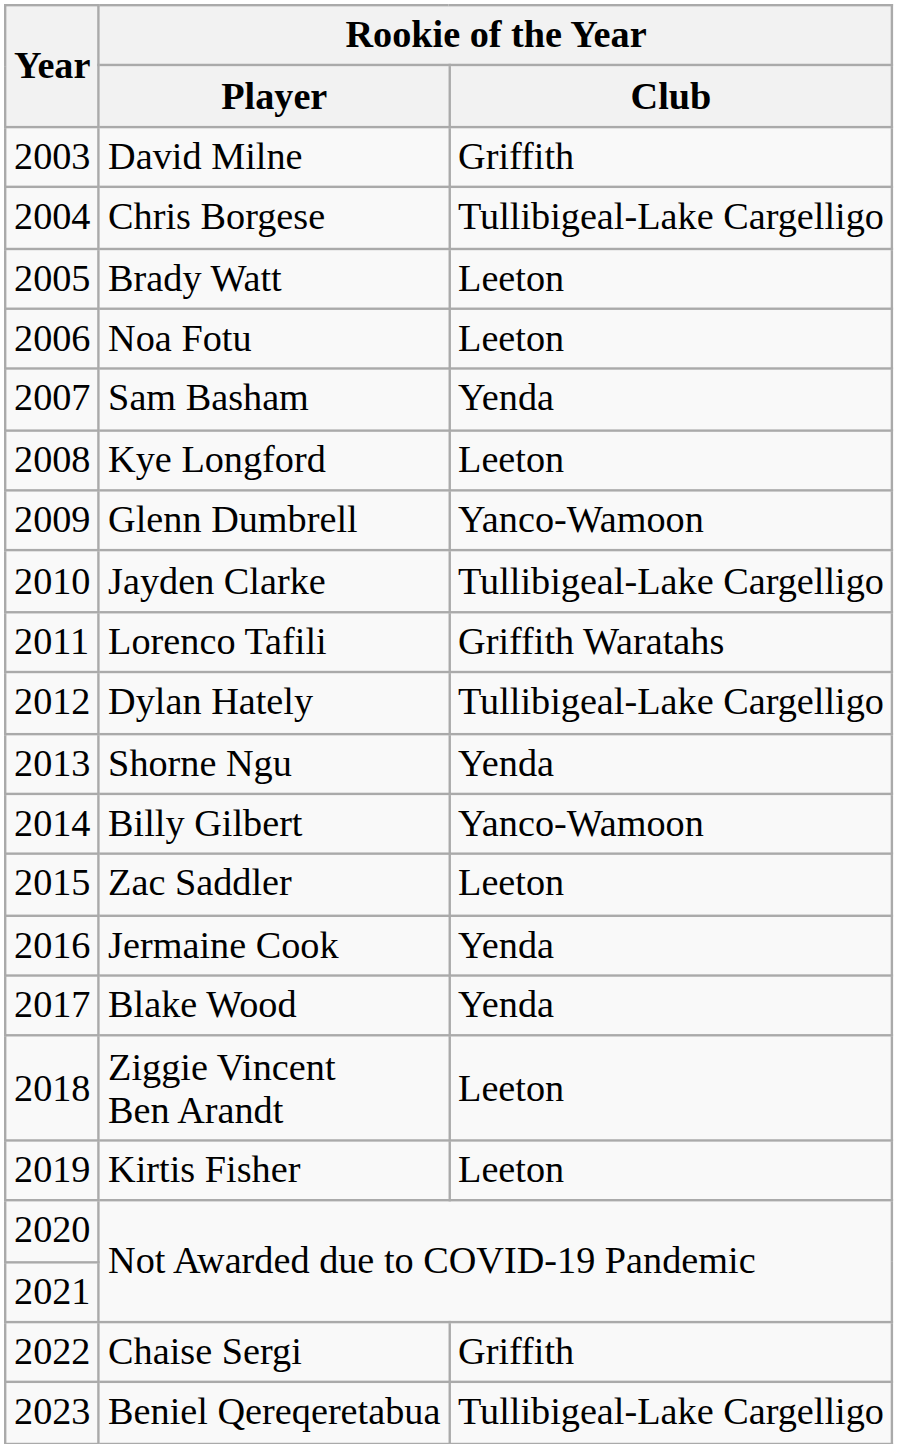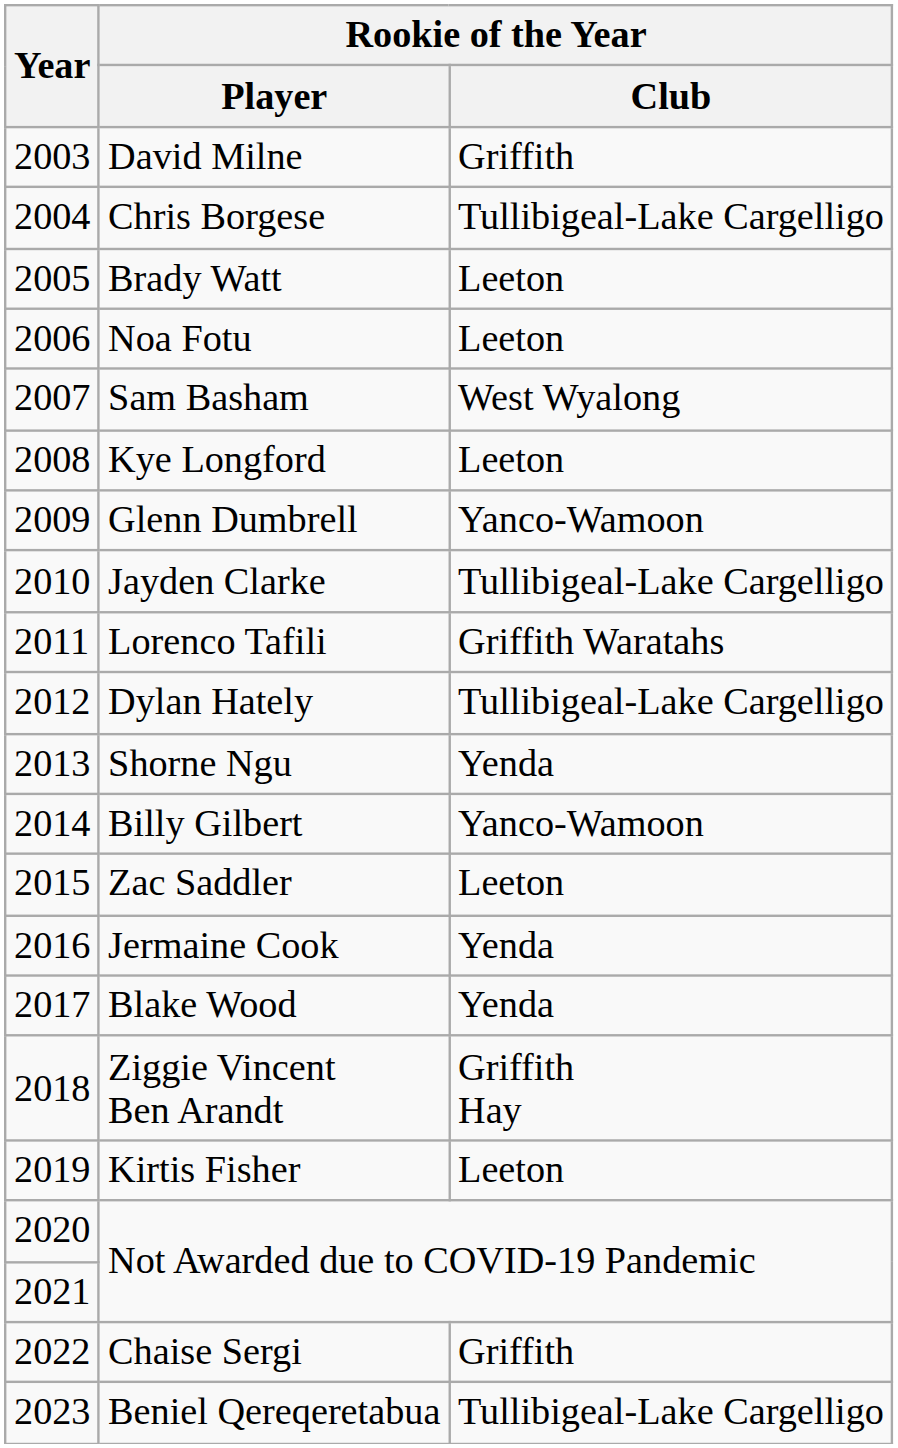(506, 398) Yenda -> (569, 398) West Wyalong
(511, 1087) Leeton -> (516, 1087) Griffith Hay
